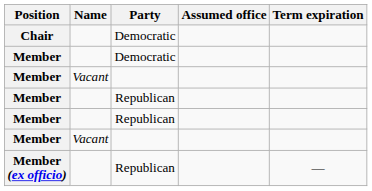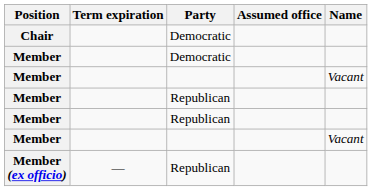columns swapped: (90, 14) <-> (318, 14)
